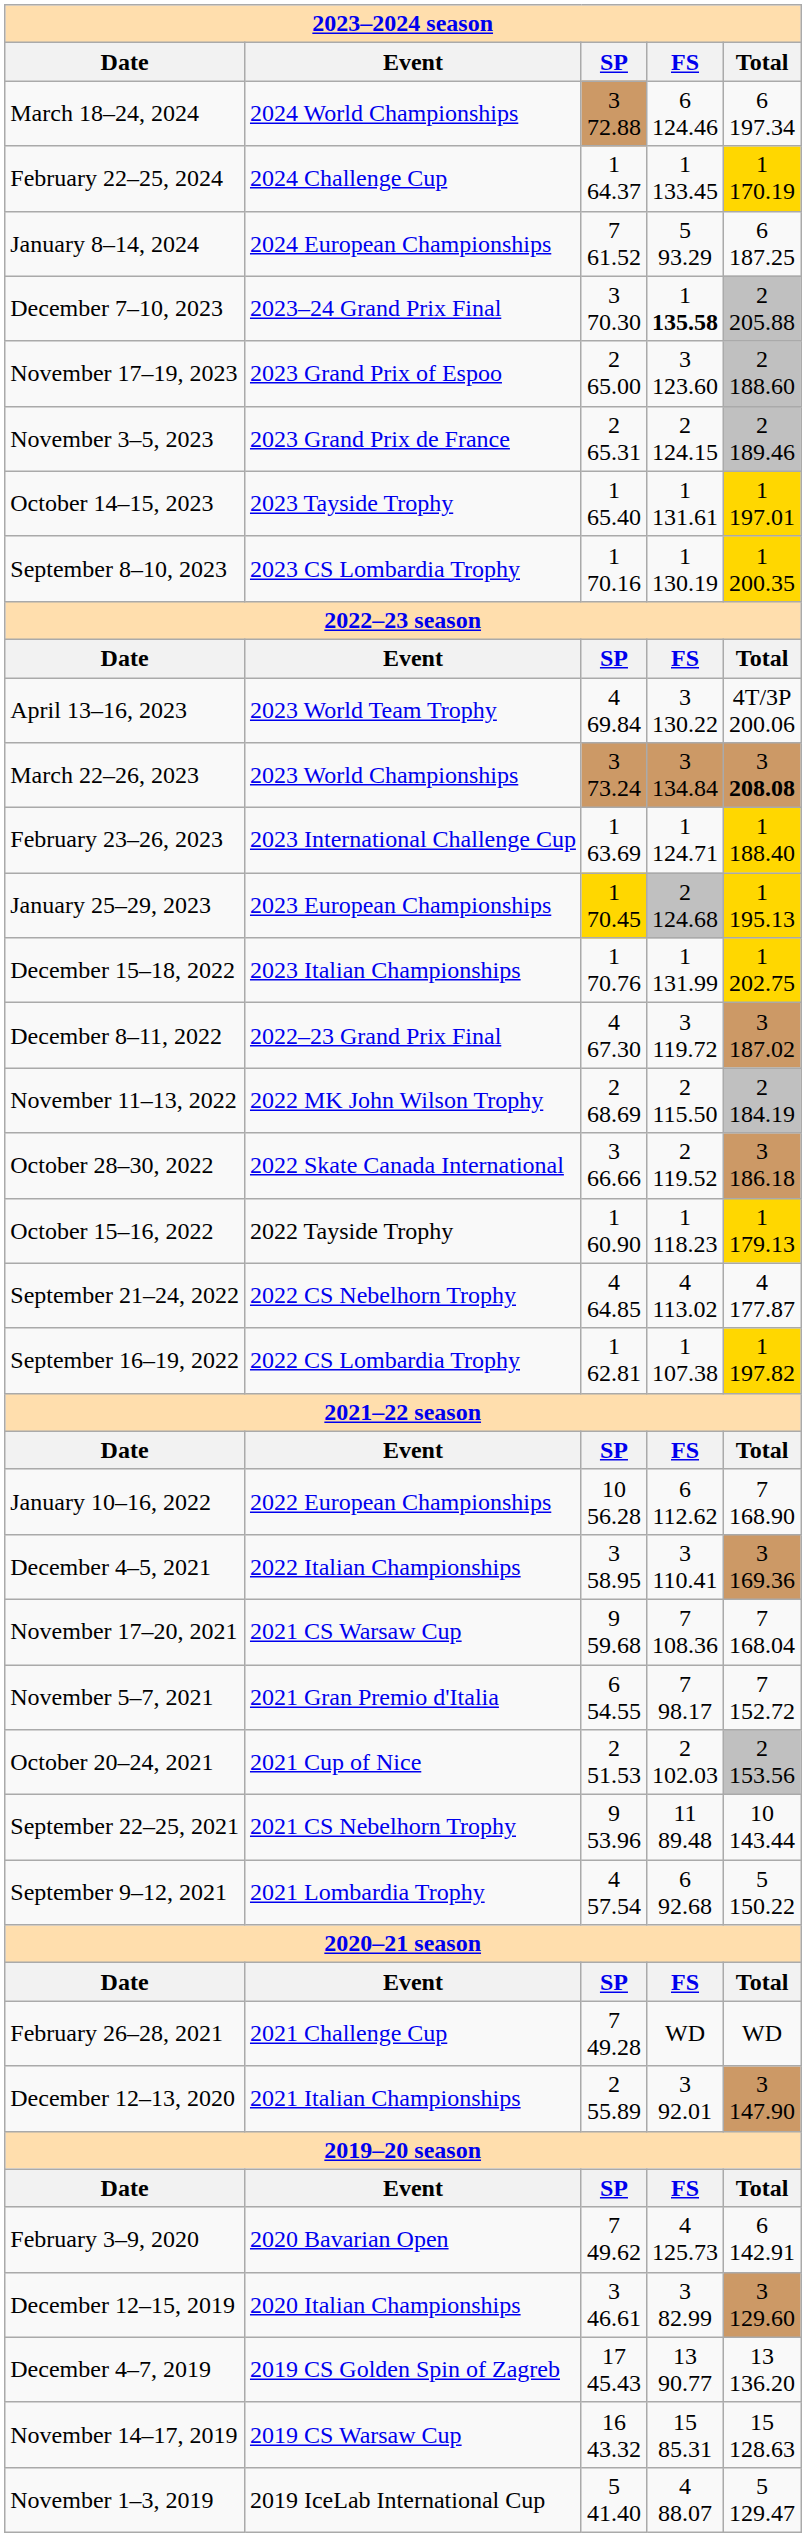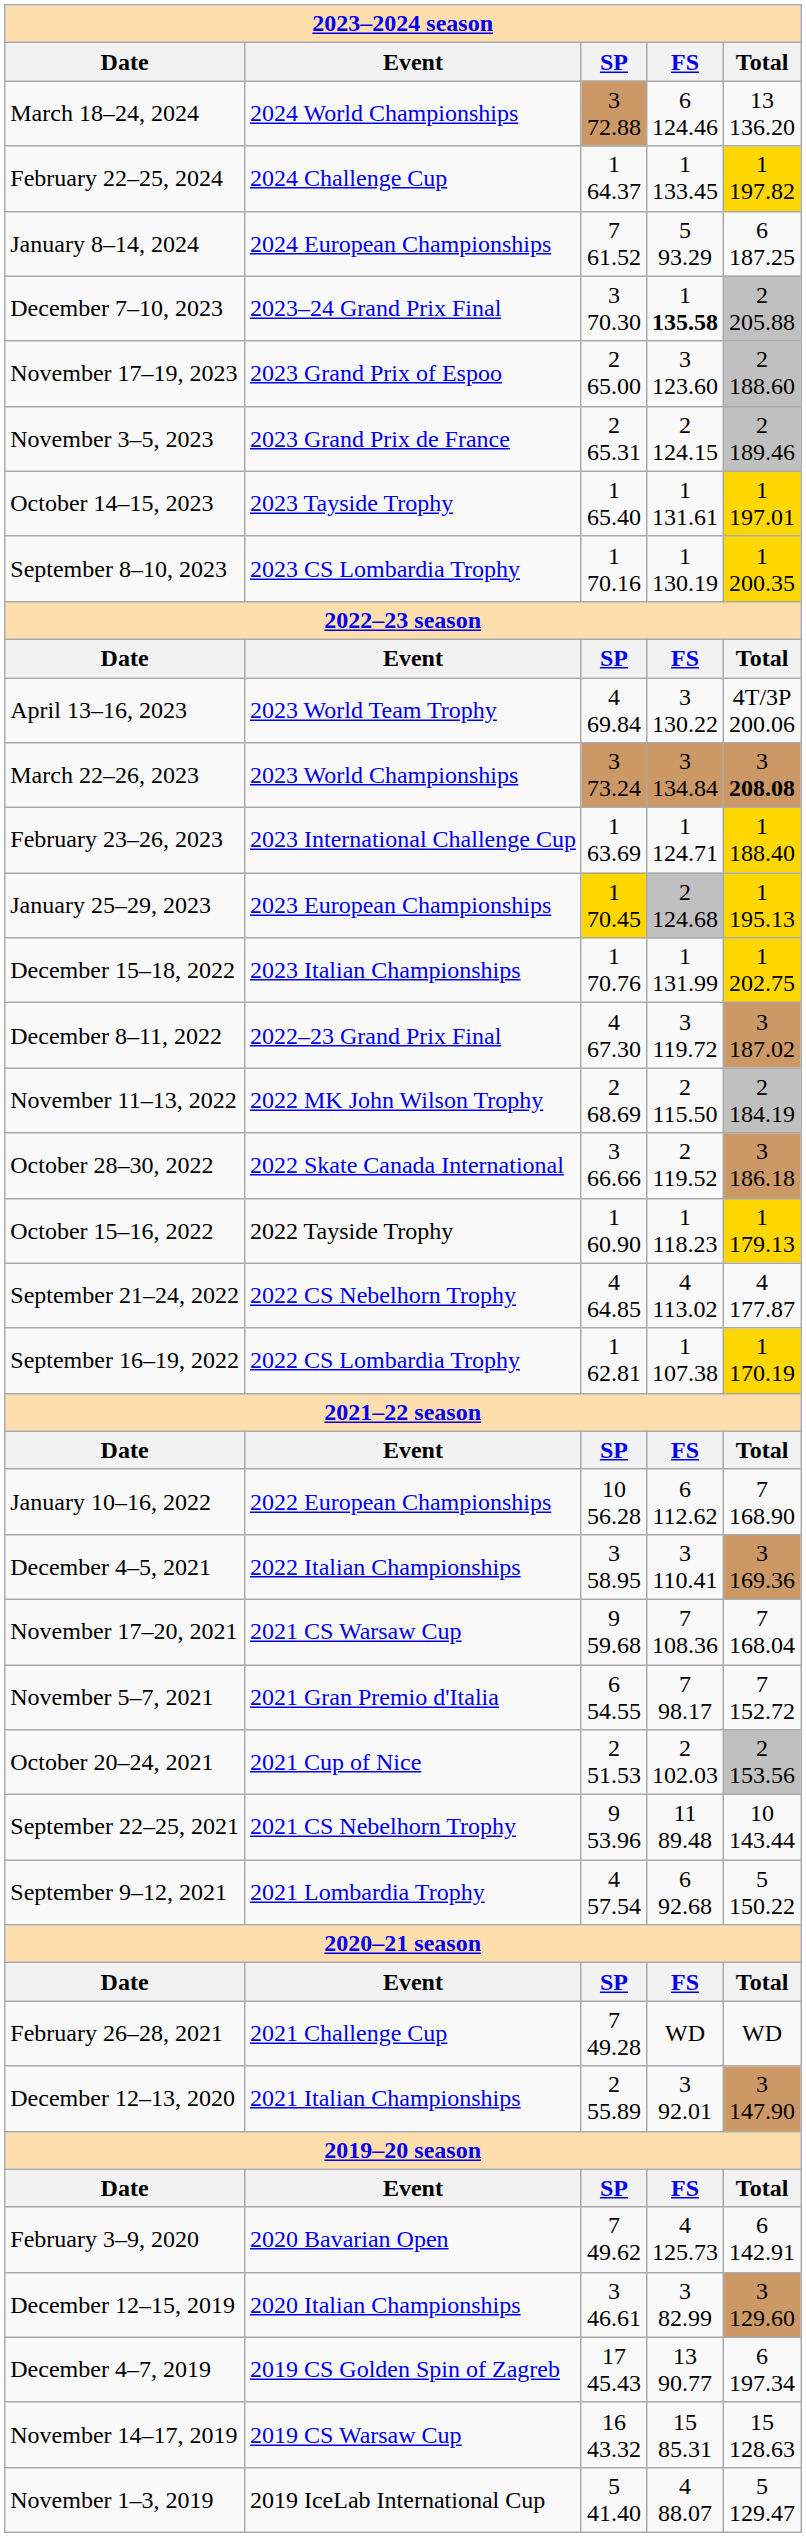(762, 113) 6 197.34 -> (762, 113) 13 136.20
(762, 178) 1 170.19 -> (762, 178) 1 197.82
(762, 1360) 1 197.82 -> (762, 1360) 1 170.19
(762, 2369) 13 136.20 -> (762, 2369) 6 197.34
